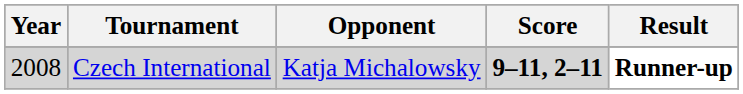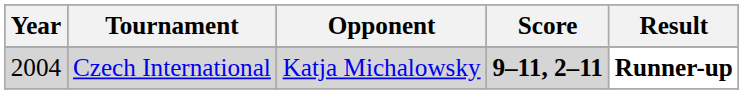(36, 67) 2008 -> (36, 67) 2004
